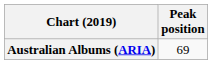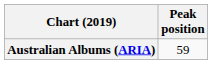(183, 49) 69 -> (183, 49) 59
